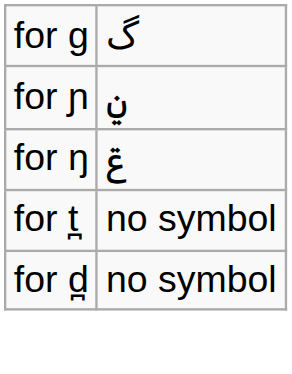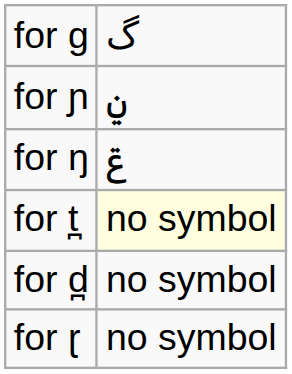(191, 219) no background -> (191, 219) lightyellow background
+ row: (47, 338)
